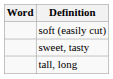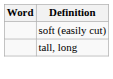- row: (64, 47)
